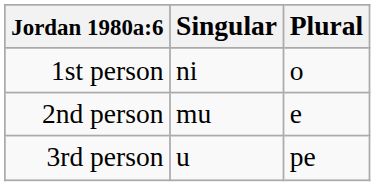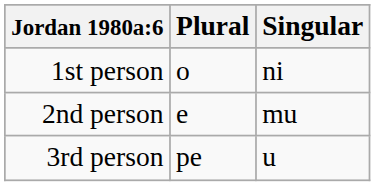columns swapped: (227, 26) <-> (326, 26)
